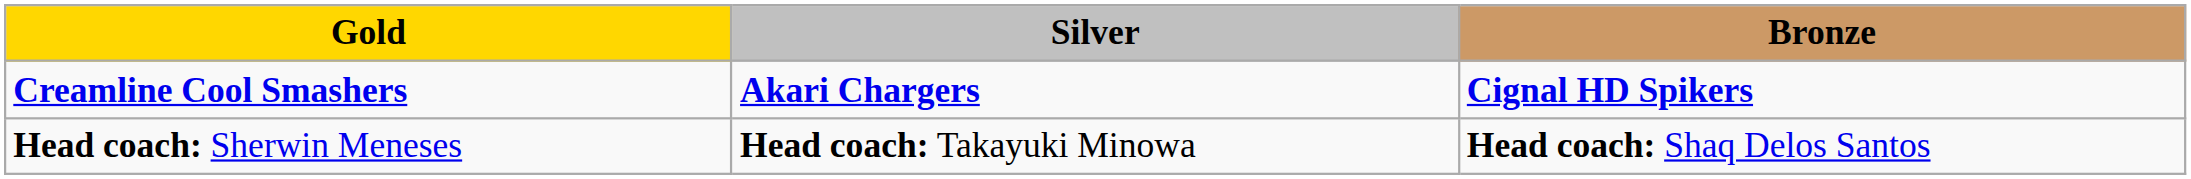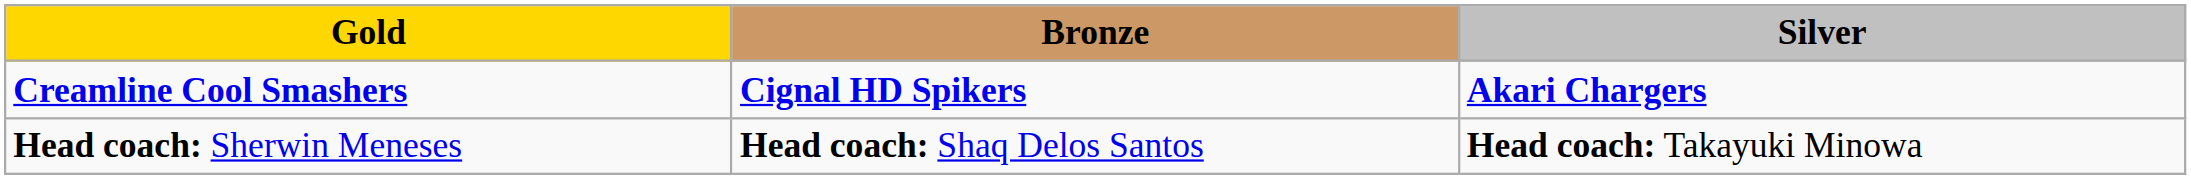columns swapped: (1095, 32) <-> (1822, 32)
